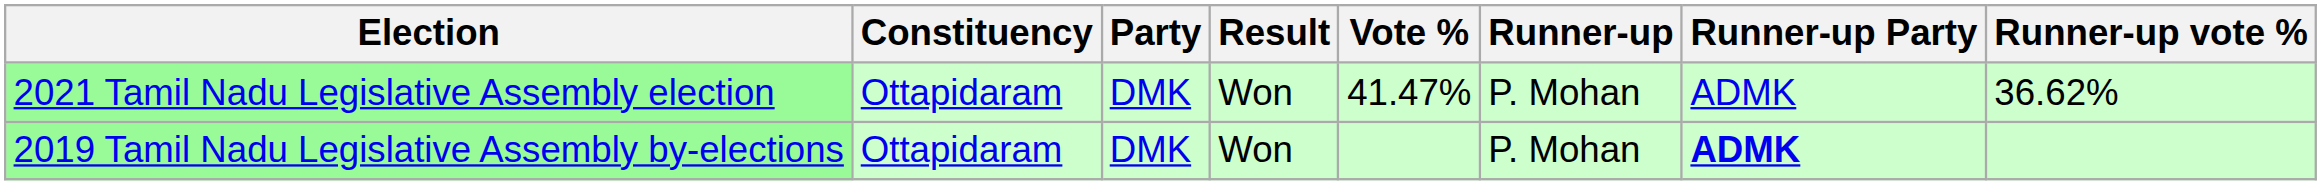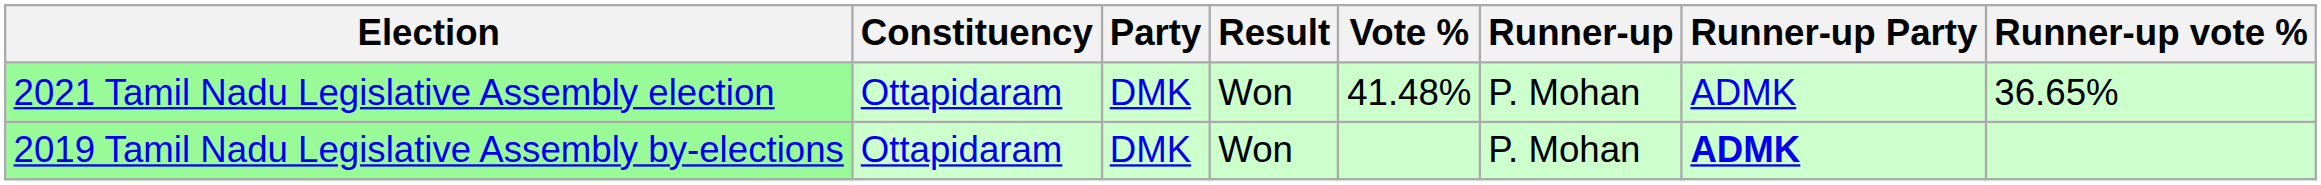(1409, 91) 41.47% -> (1409, 91) 41.48%
(2056, 91) 36.62% -> (2056, 91) 36.65%
